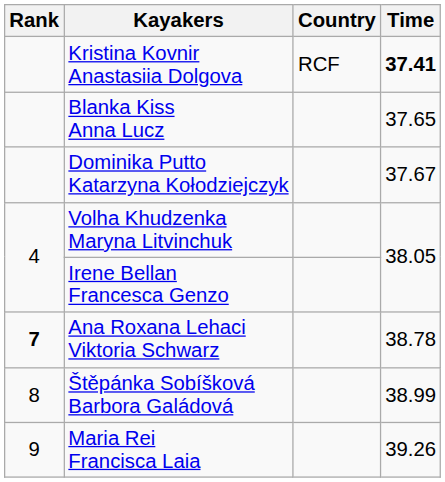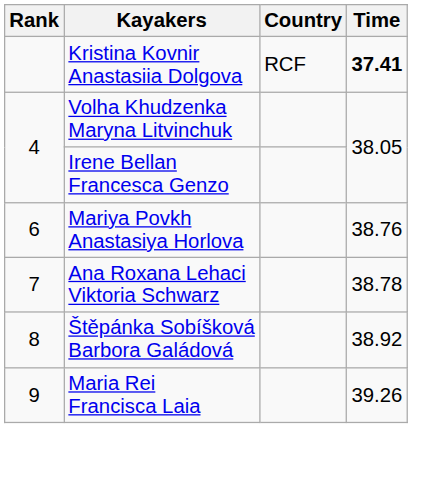- row: (121, 119)
- row: (178, 174)
+ row: (156, 229)
(34, 339) bold -> (34, 284) normal
(411, 394) 38.99 -> (377, 339) 38.92
